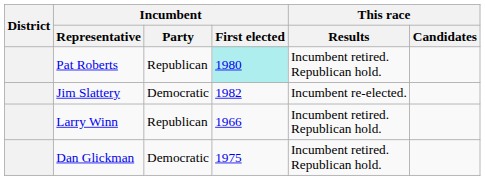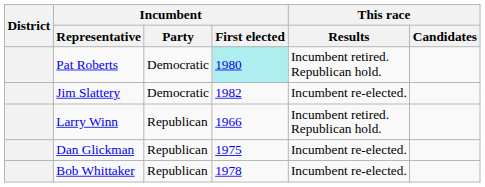(177, 64) Republican -> (178, 64) Democratic
(178, 157) Democratic -> (177, 150) Republican
(340, 157) Incumbent retired. Republican hold. -> (349, 150) Incumbent re-elected.
+ row: (96, 171)
